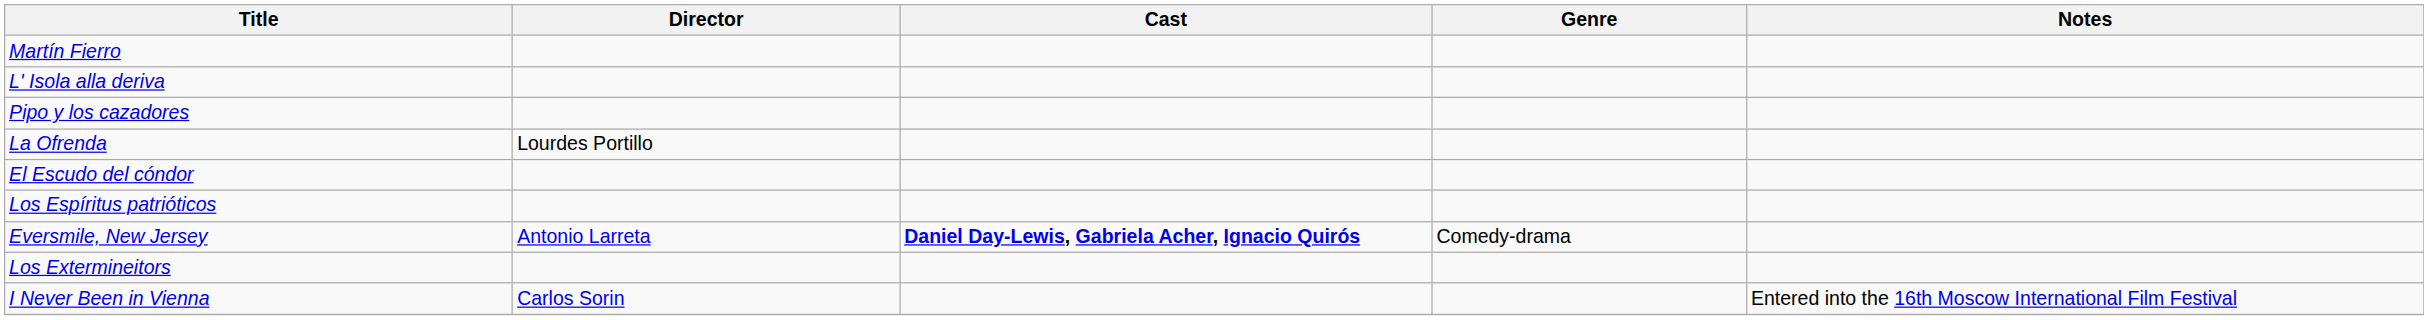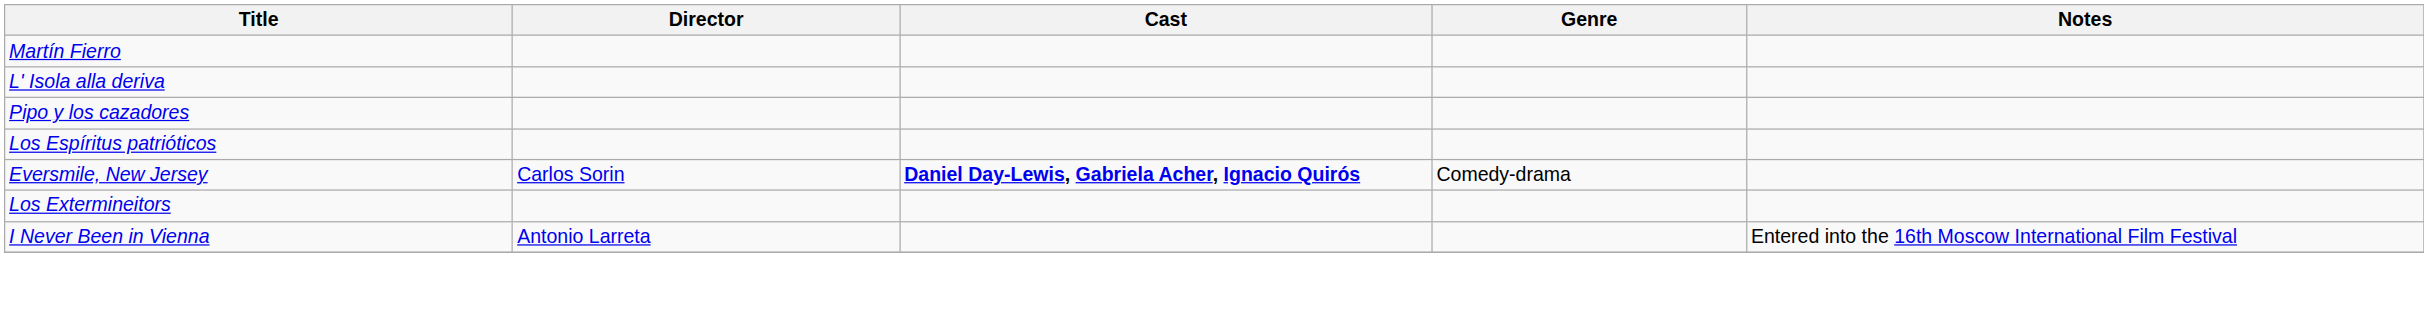- row: (58, 143)
- row: (101, 174)
(584, 236) Antonio Larreta -> (571, 174) Carlos Sorin
(571, 298) Carlos Sorin -> (584, 236) Antonio Larreta
